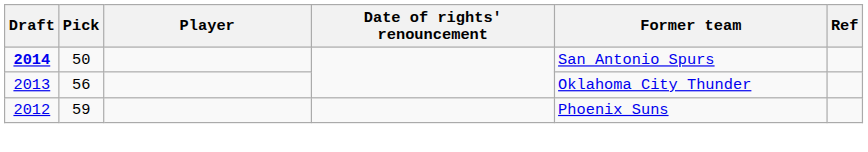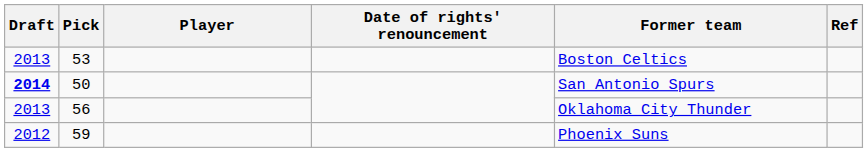+ row: (81, 60)
